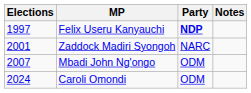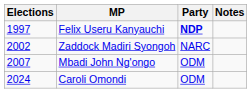(19, 46) 2001 -> (19, 46) 2002
